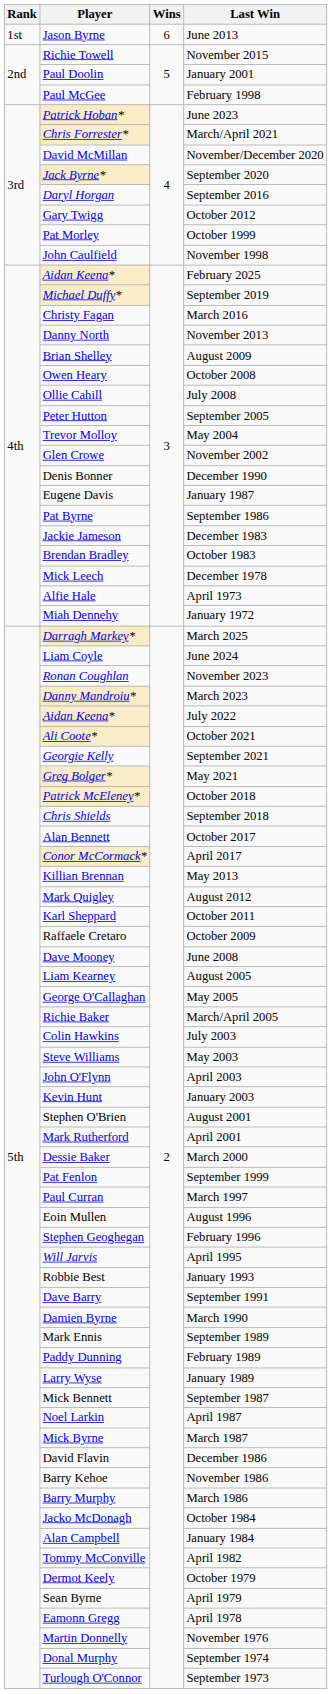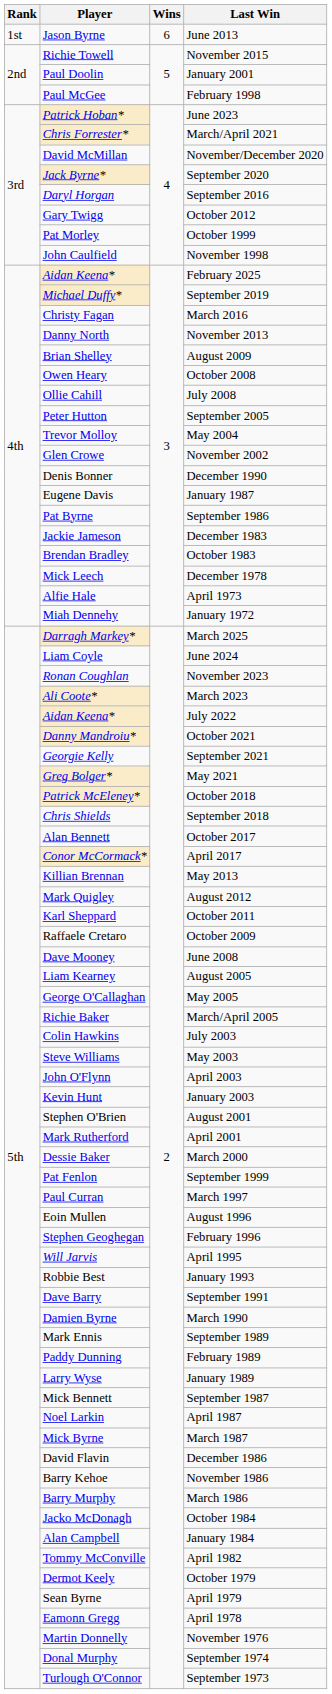(89, 696) Danny Mandroiu* -> (70, 696) Ali Coote*
(70, 736) Ali Coote* -> (89, 736) Danny Mandroiu*
